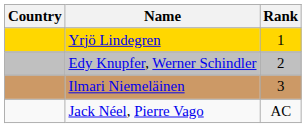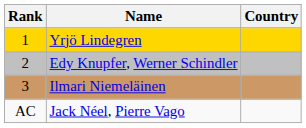columns swapped: (281, 16) <-> (35, 16)
